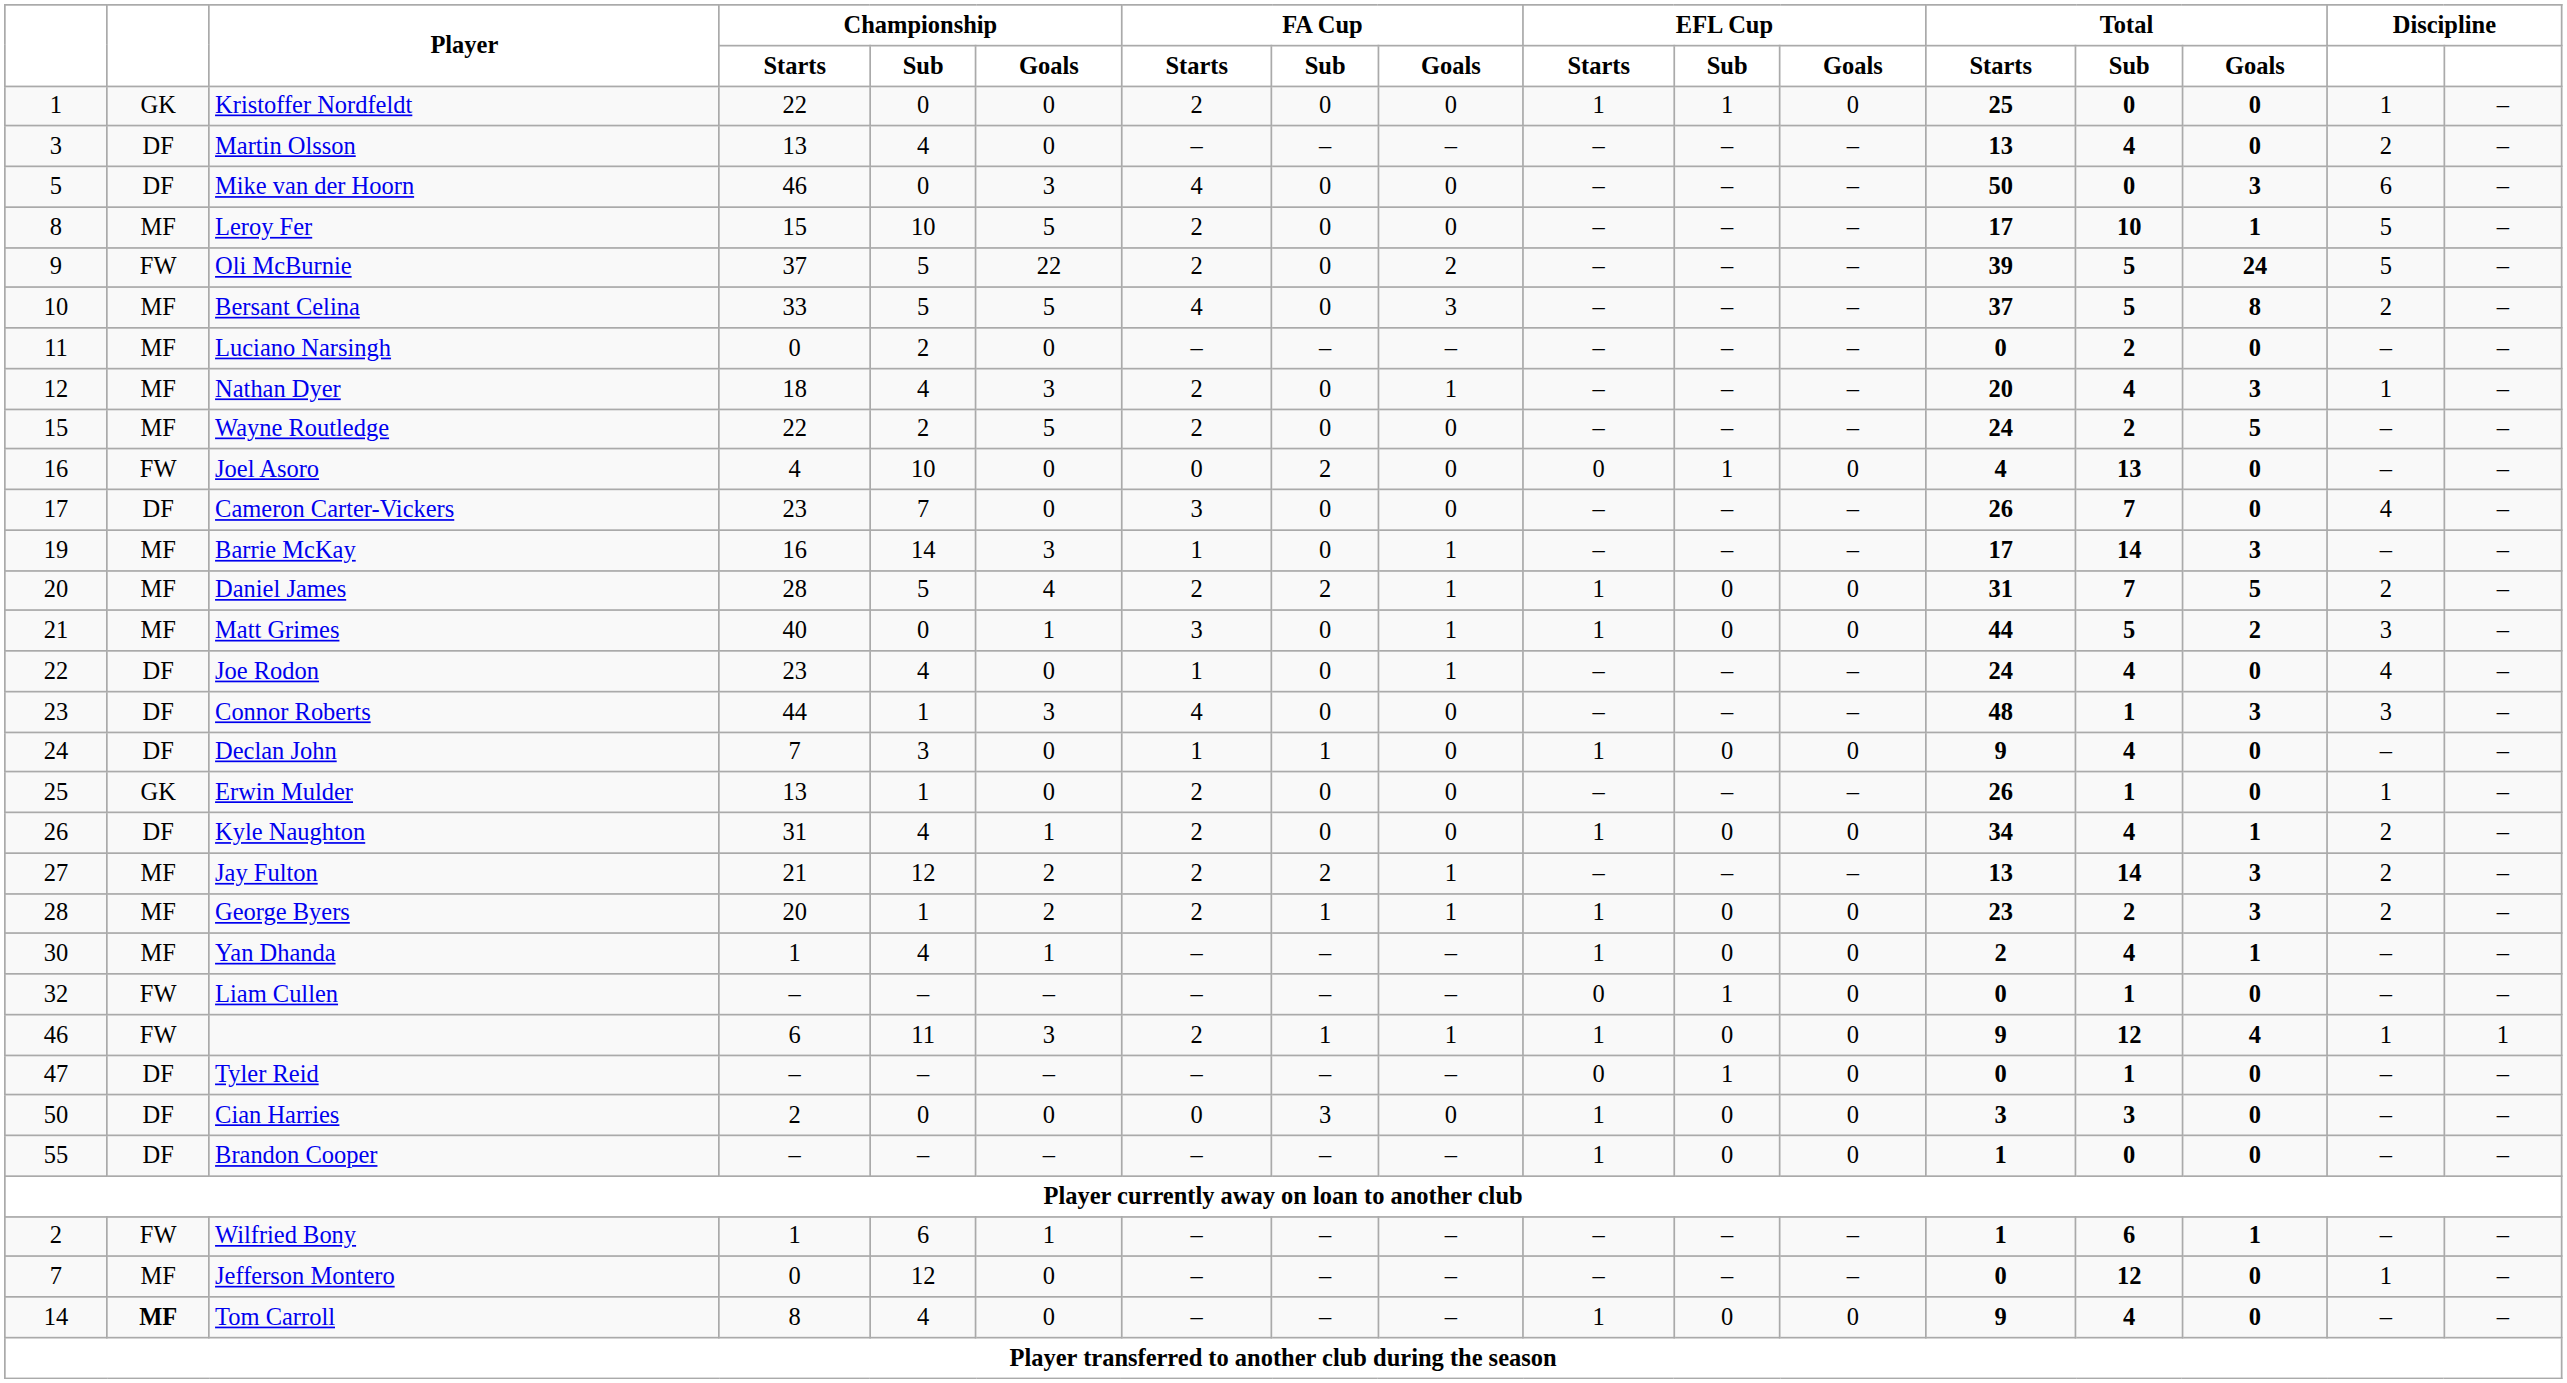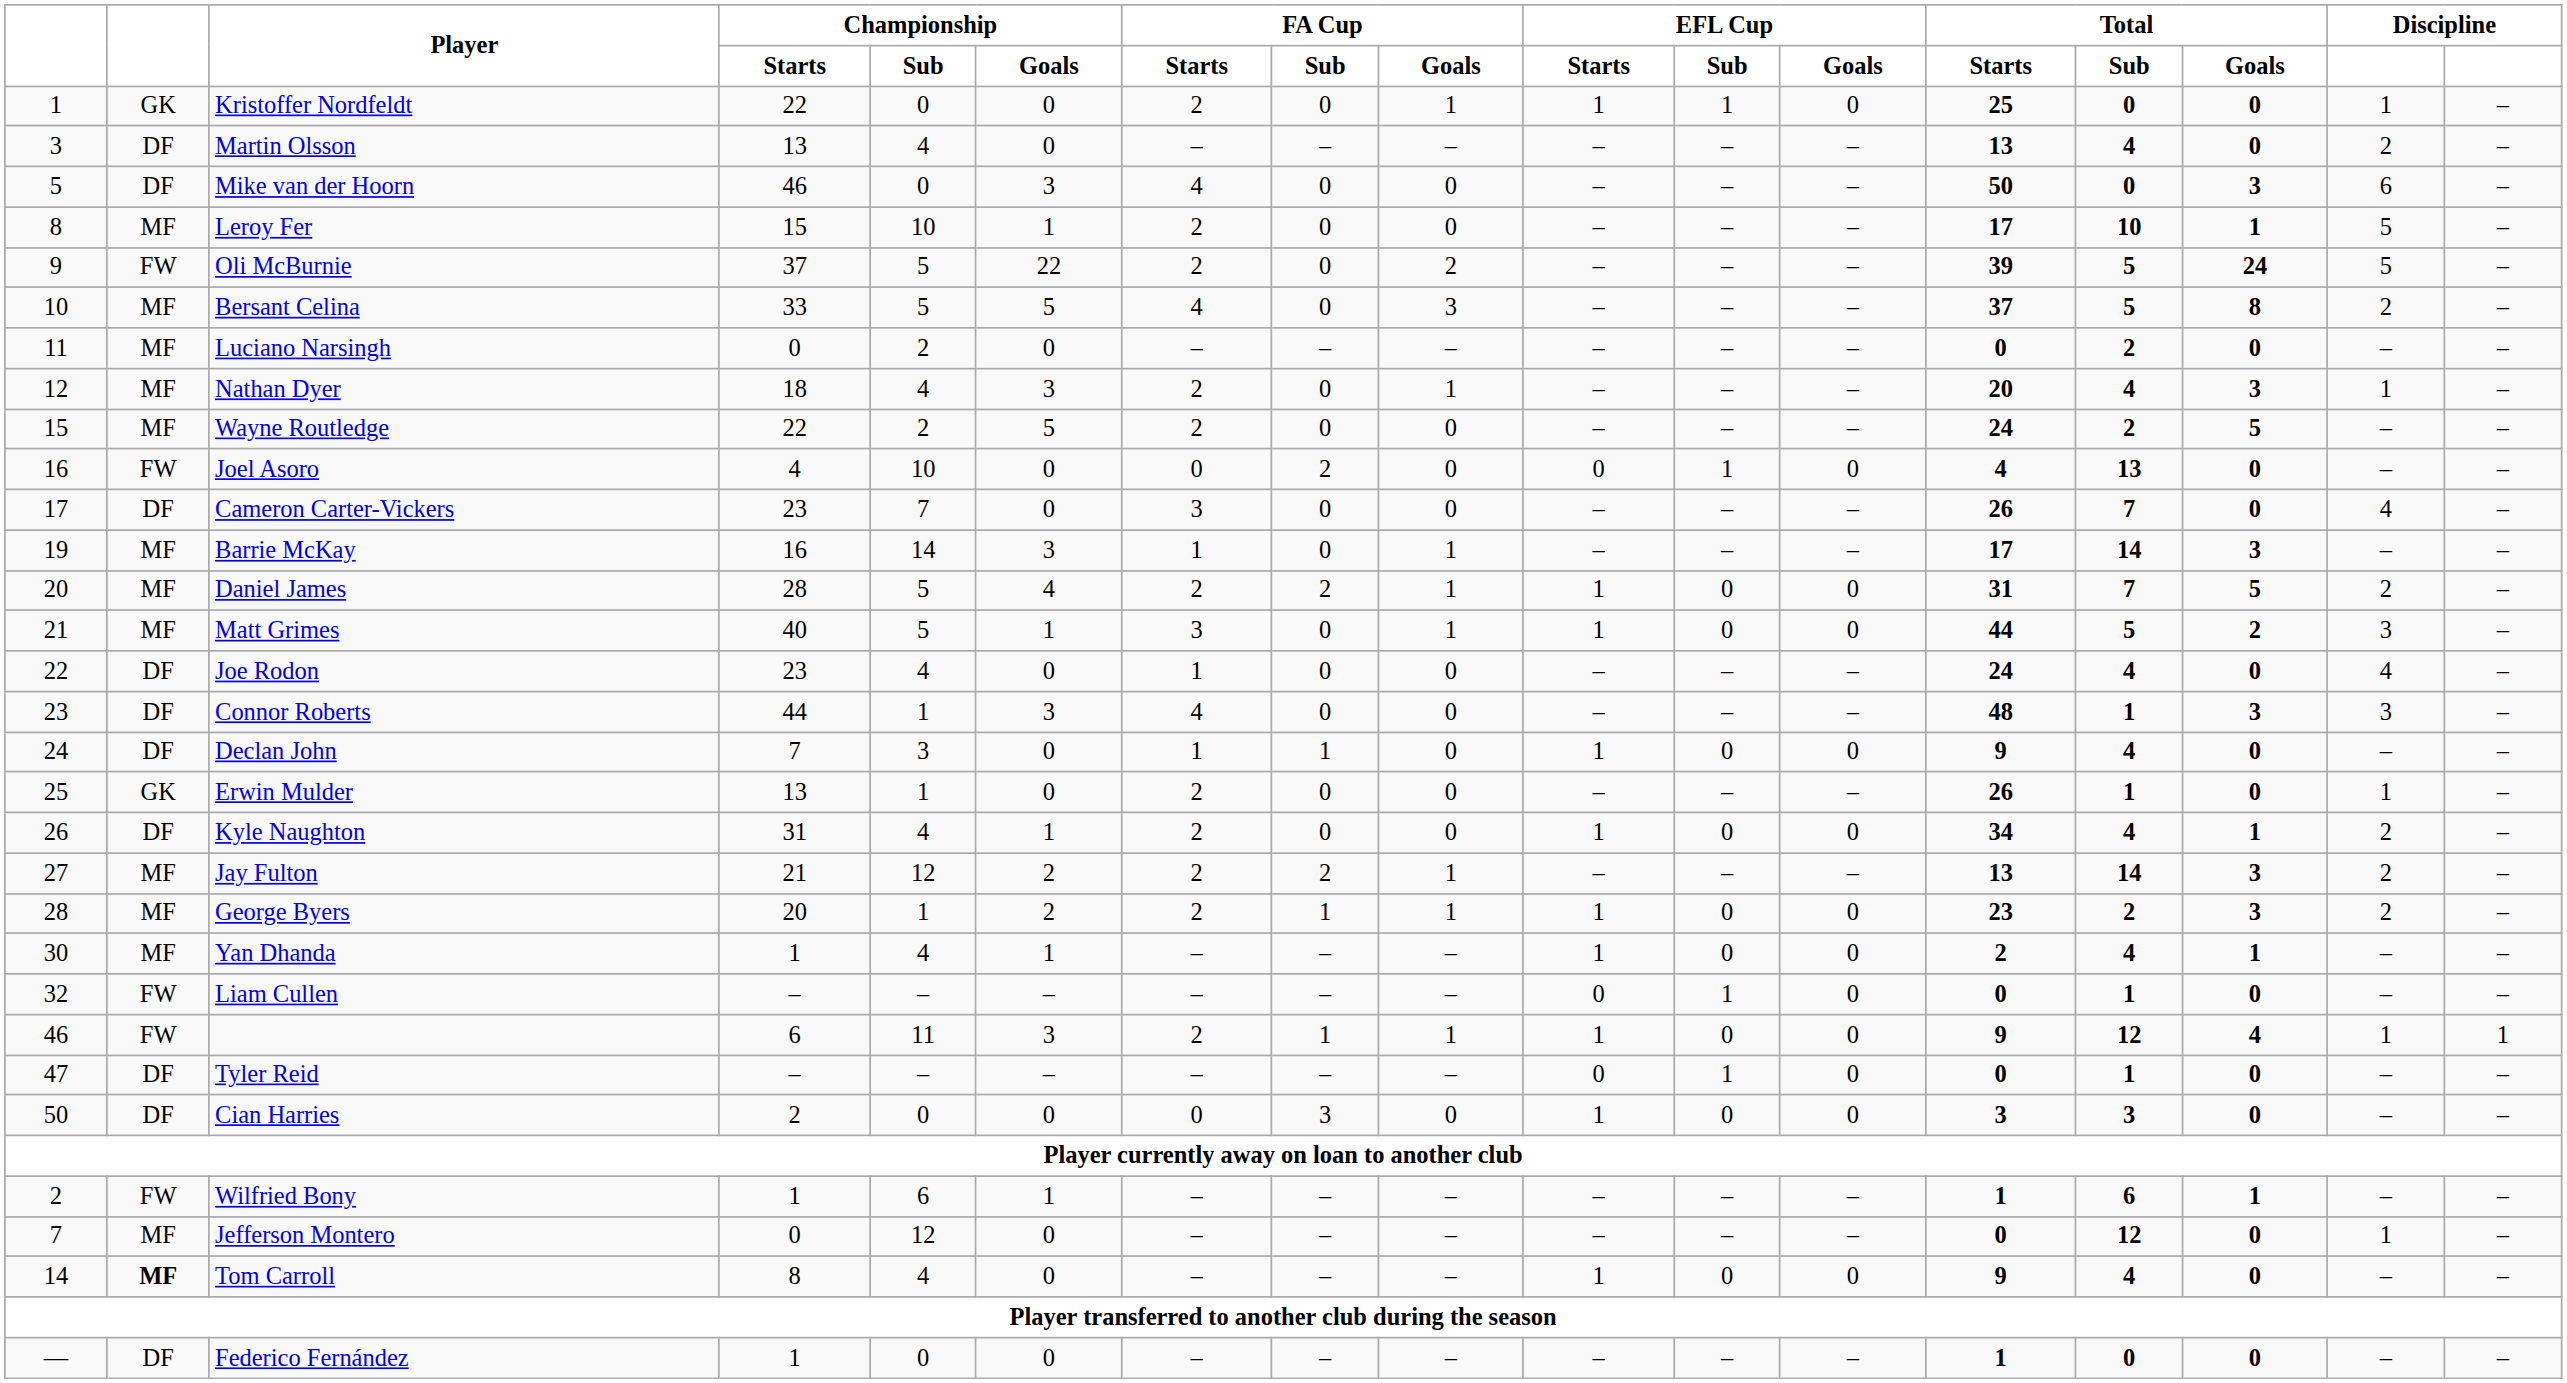(1451, 105) 0 -> (1451, 105) 1
(1049, 226) 5 -> (1049, 226) 1
(923, 630) 0 -> (923, 630) 5
(1451, 671) 1 -> (1451, 671) 0
- row: (296, 1155)
+ row: (312, 1357)
